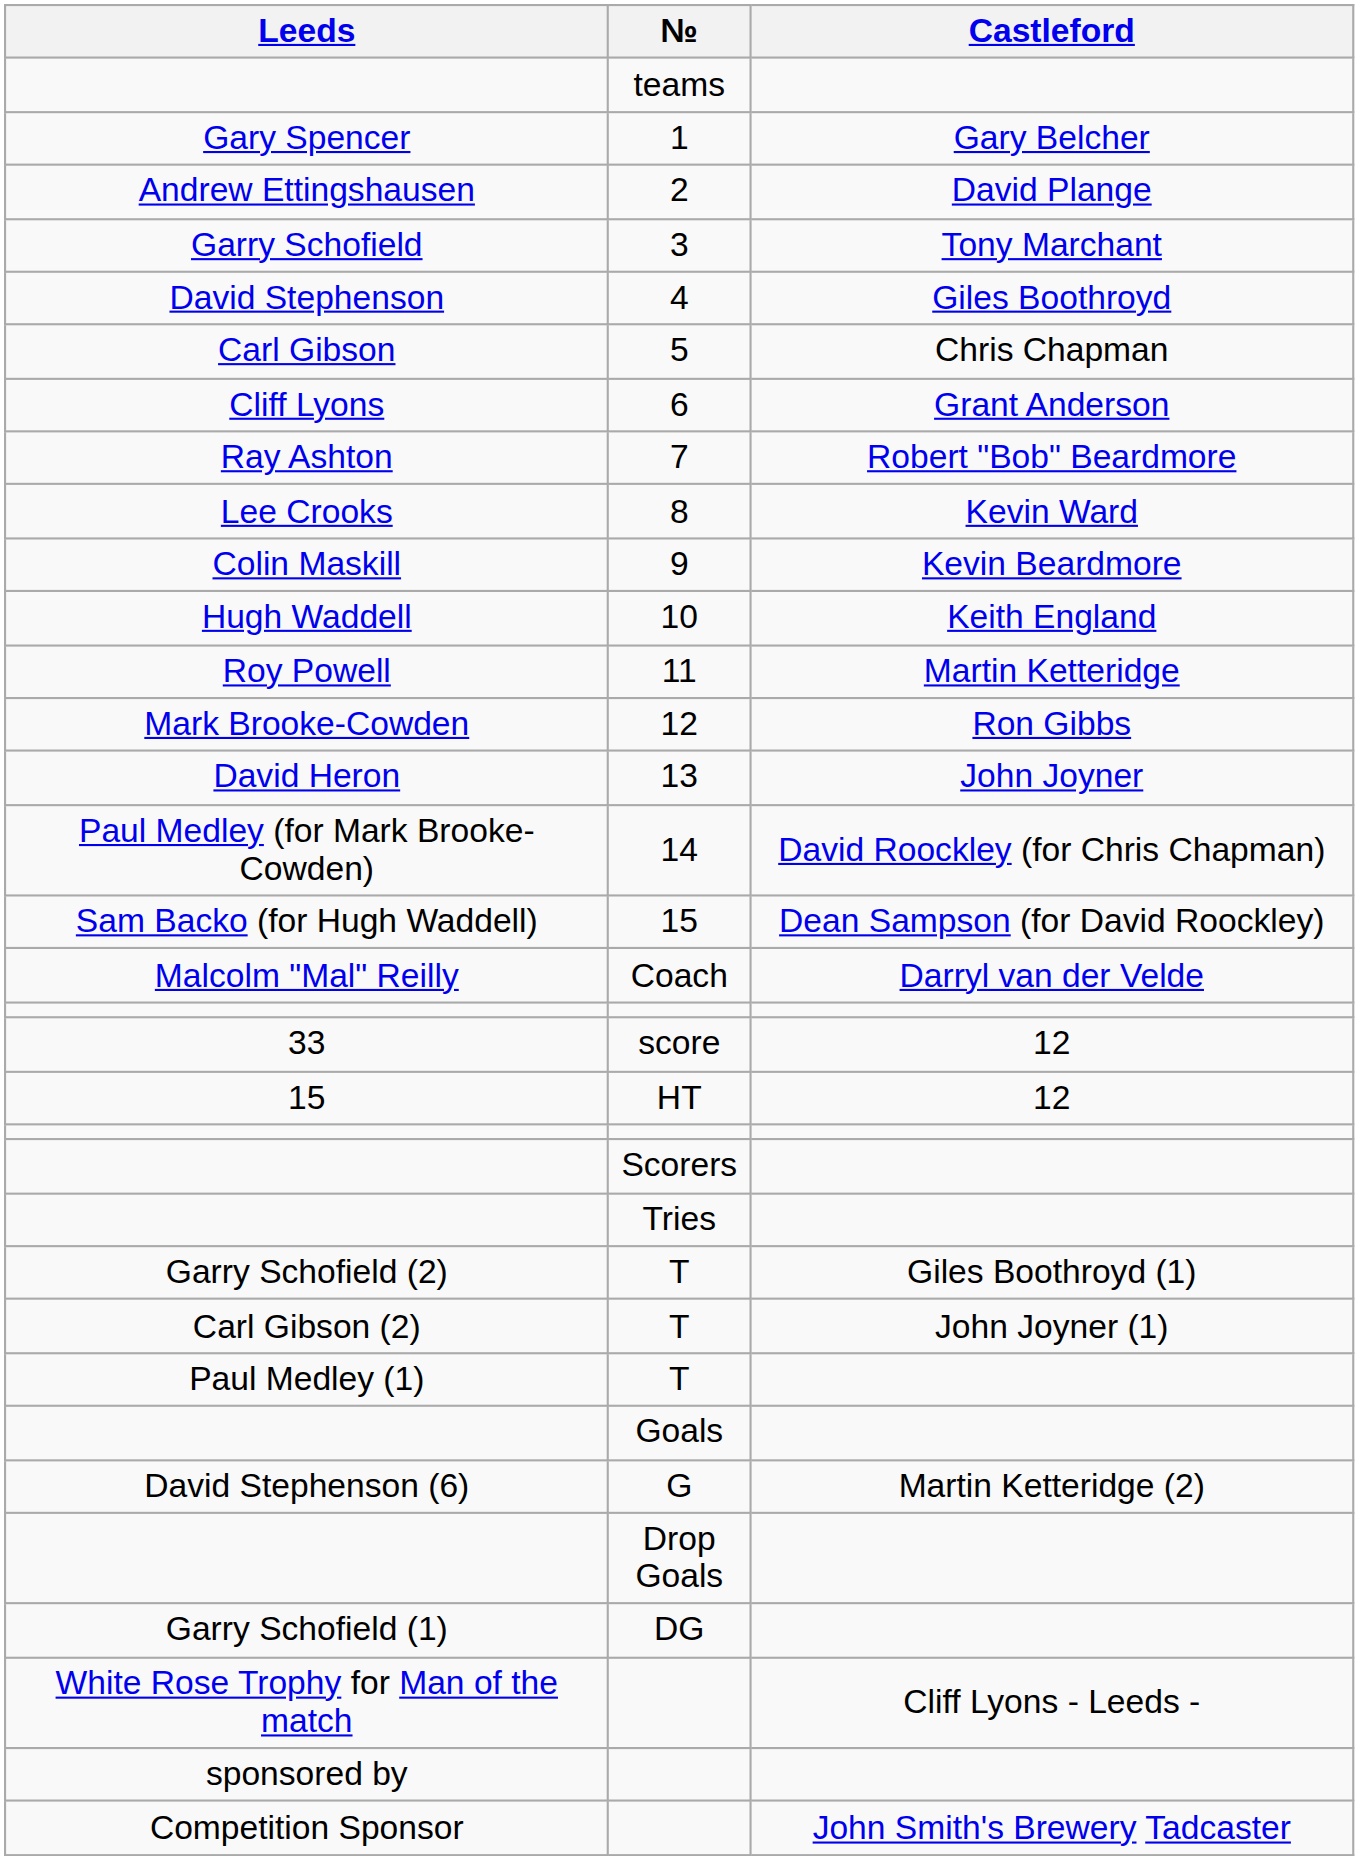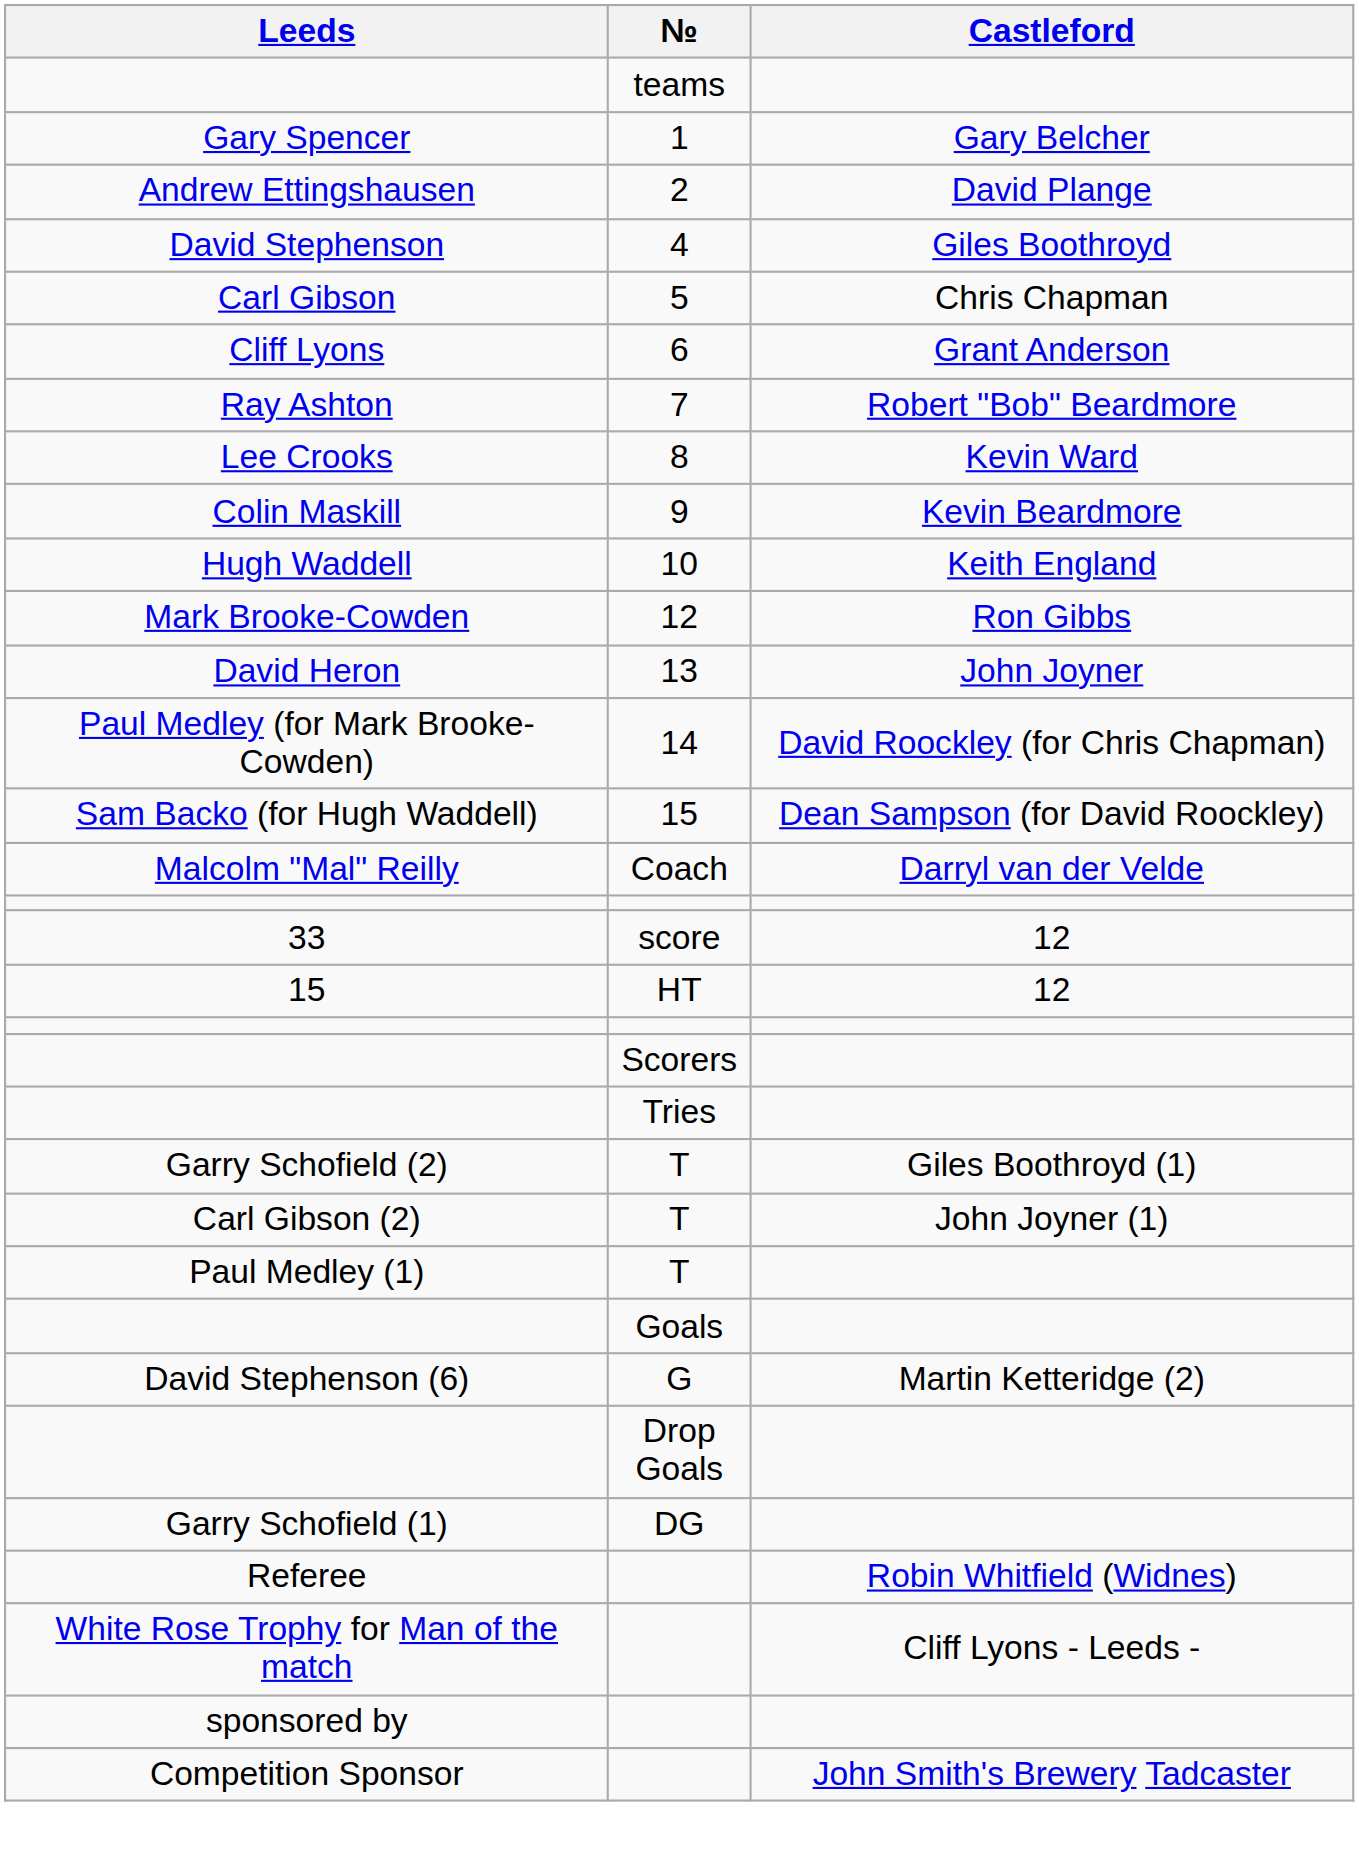- row: (307, 244)
- row: (307, 670)
+ row: (307, 1576)
